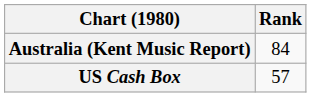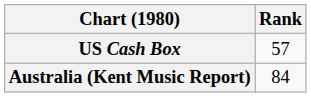rows swapped: (130, 48) <-> (130, 77)
